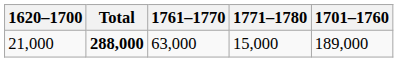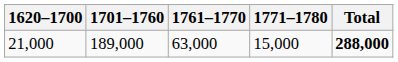columns swapped: (352, 17) <-> (117, 17)
